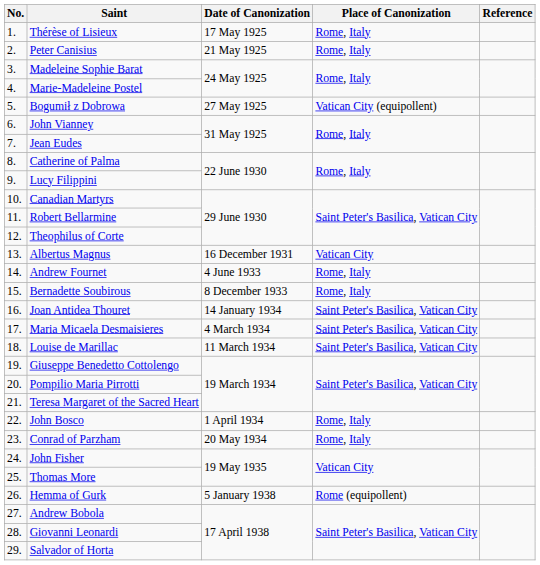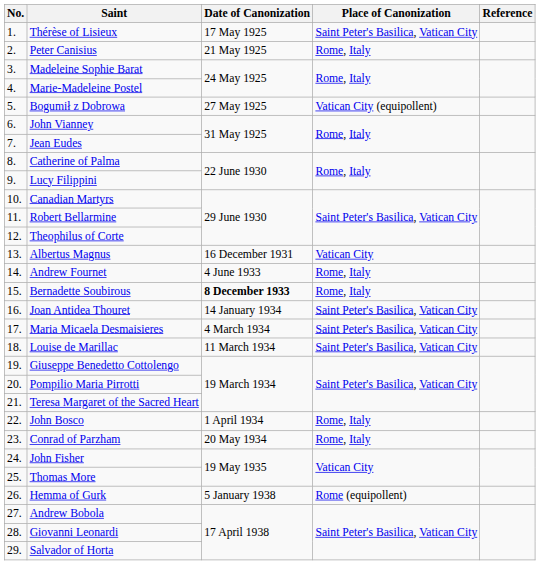(343, 32) Rome, Italy -> (396, 32) Saint Peter's Basilica, Vatican City
(246, 291) normal -> (247, 291) bold
